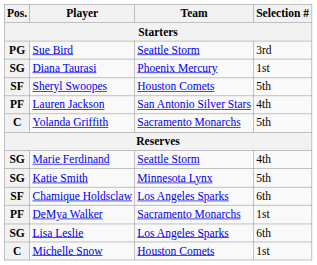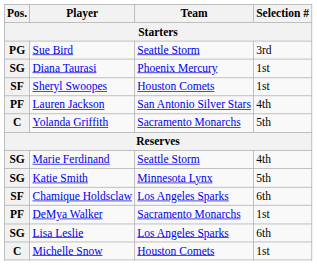(264, 86) 5th -> (263, 86) 1st
